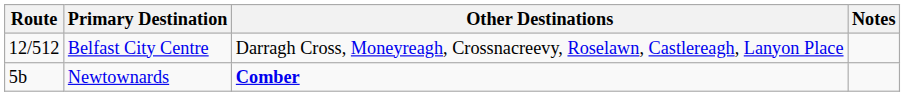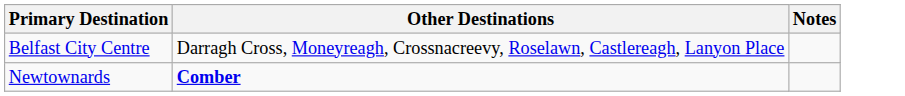- column: (34, 18)
